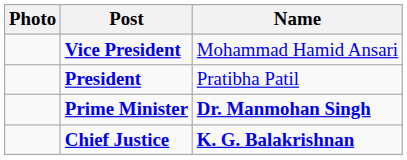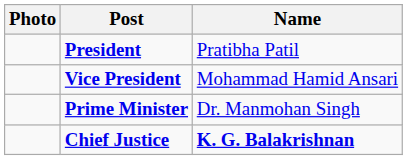rows swapped: (103, 79) <-> (123, 49)
(284, 109) bold -> (278, 109) normal
